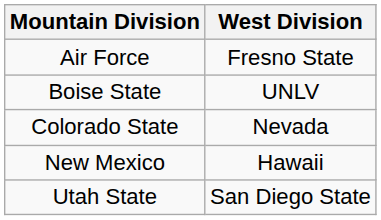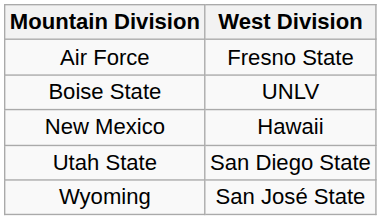- row: (105, 127)
+ row: (105, 197)
